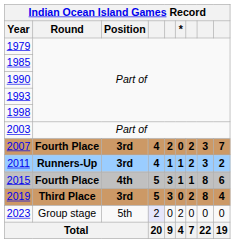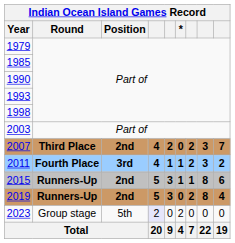(67, 146) Fourth Place -> (67, 146) Third Place
(125, 146) 3rd -> (125, 146) 2nd
(67, 163) Runners-Up -> (67, 163) Fourth Place
(67, 180) Fourth Place -> (67, 180) Runners-Up
(125, 180) 4th -> (125, 180) 2nd
(67, 197) Third Place -> (67, 197) Runners-Up
(125, 197) 3rd -> (125, 197) 2nd
